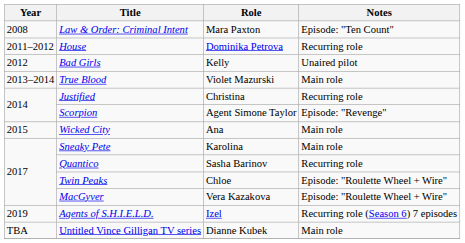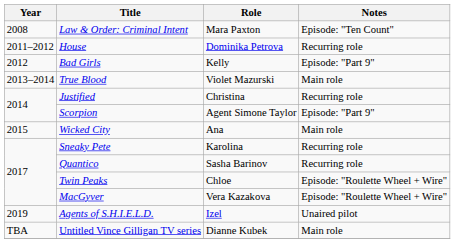(329, 63) Unaired pilot -> (338, 63) Episode: "Part 9"
(344, 113) Episode: "Revenge" -> (338, 113) Episode: "Part 9"
(322, 146) Main role -> (332, 146) Recurring role
(379, 213) Recurring role (Season 6) 7 episodes -> (329, 213) Unaired pilot
